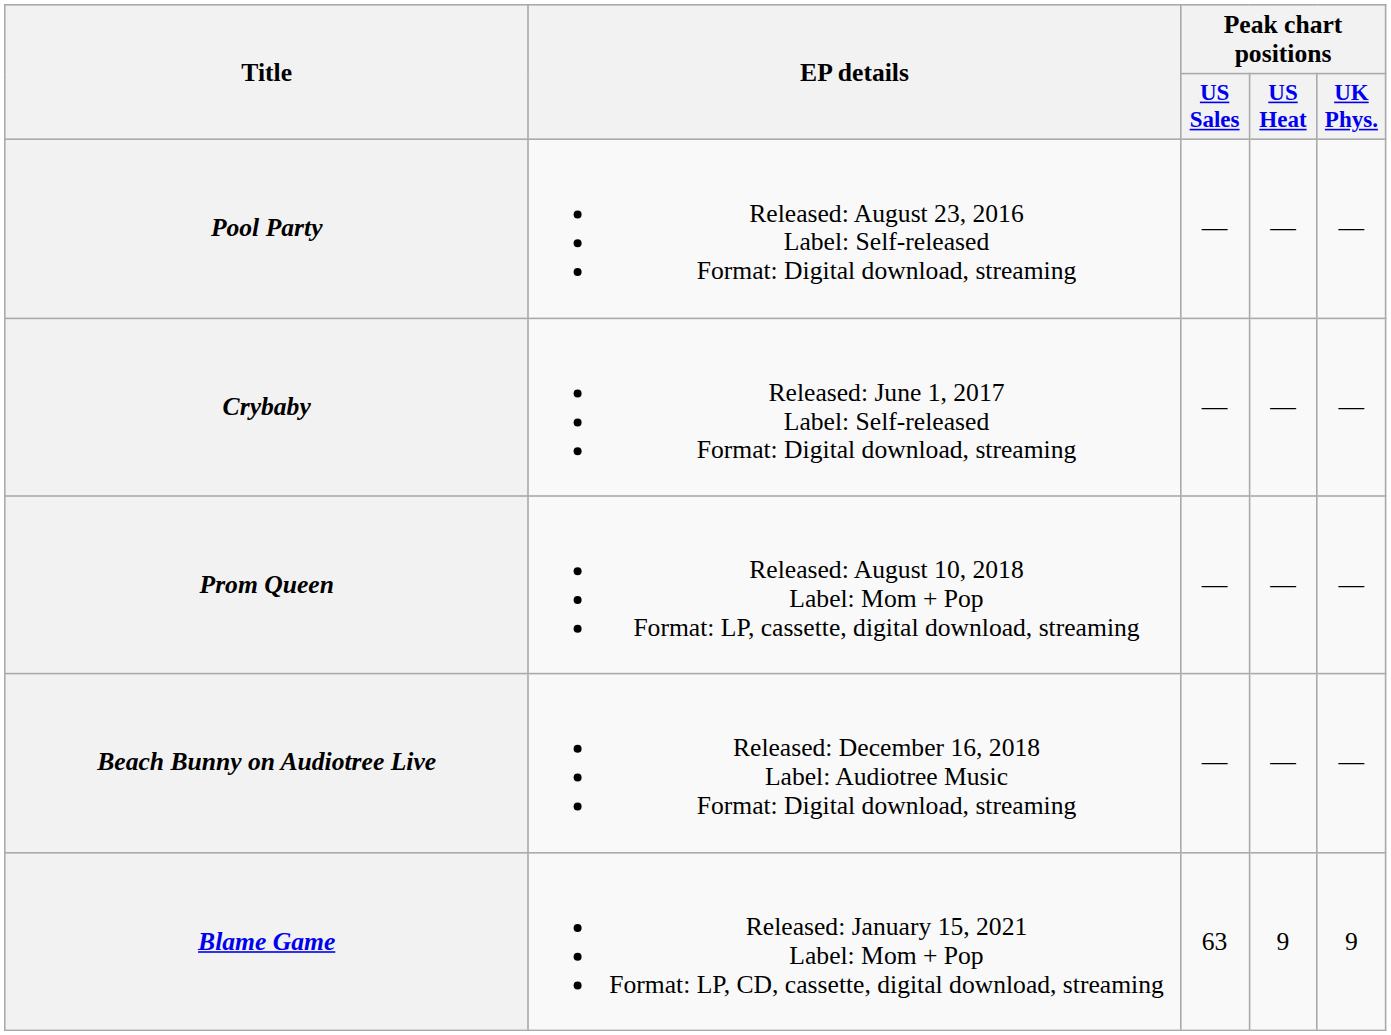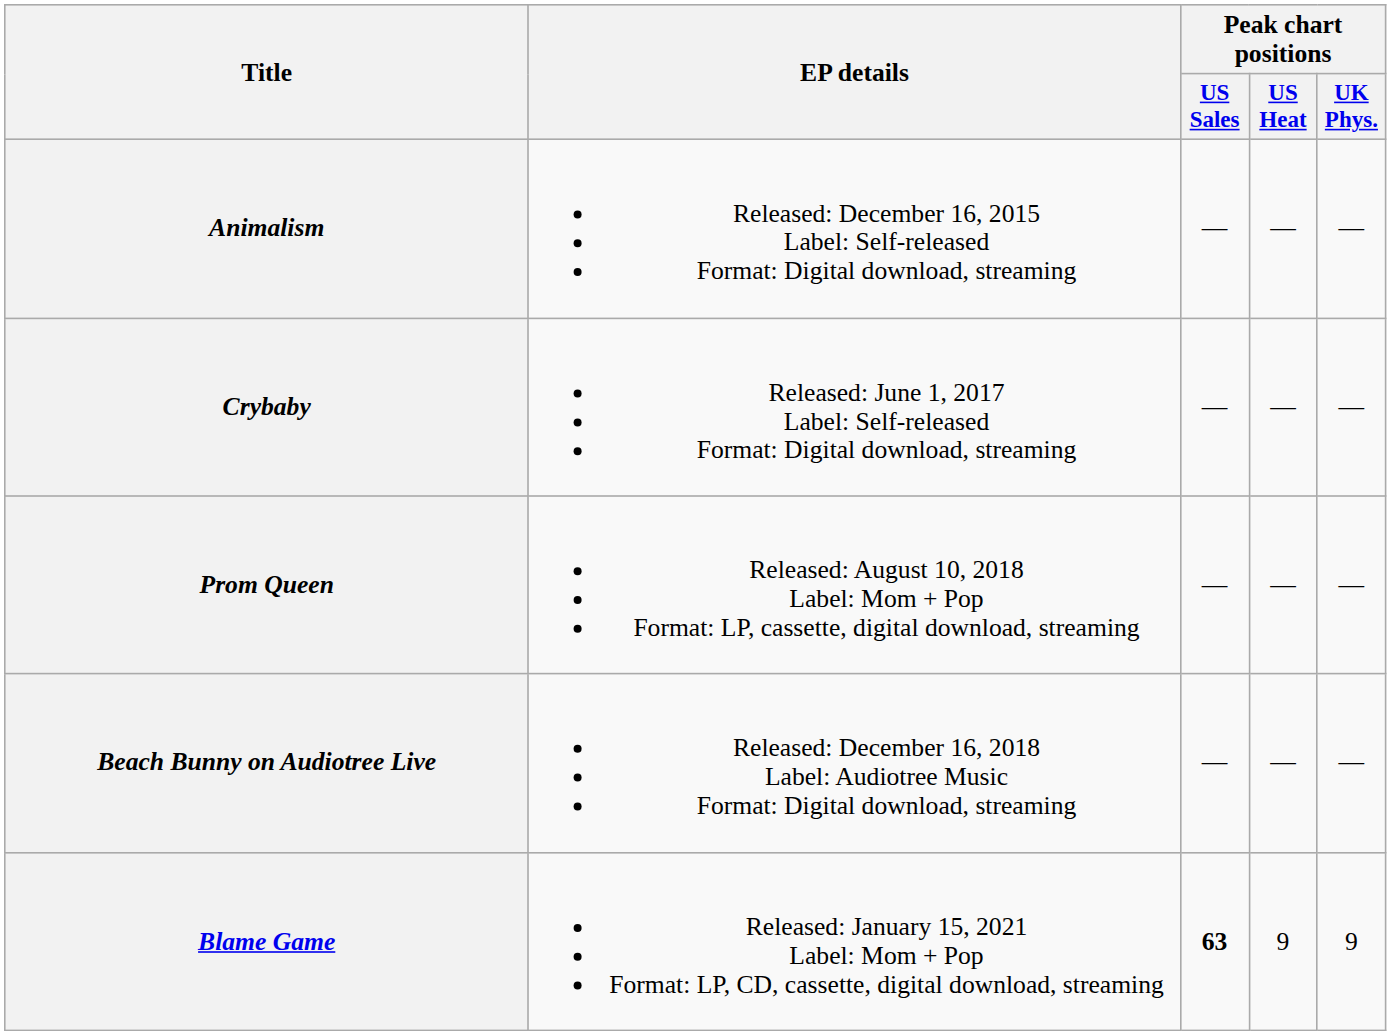+ row: (267, 228)
- row: (267, 228)
(1215, 941) normal -> (1215, 941) bold
